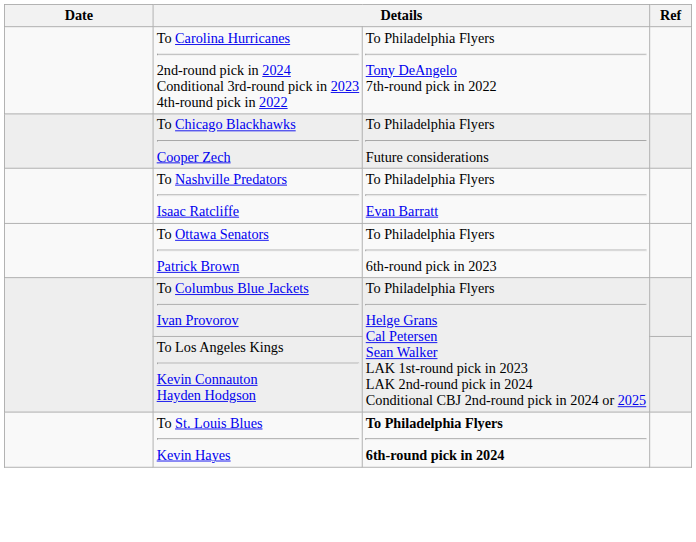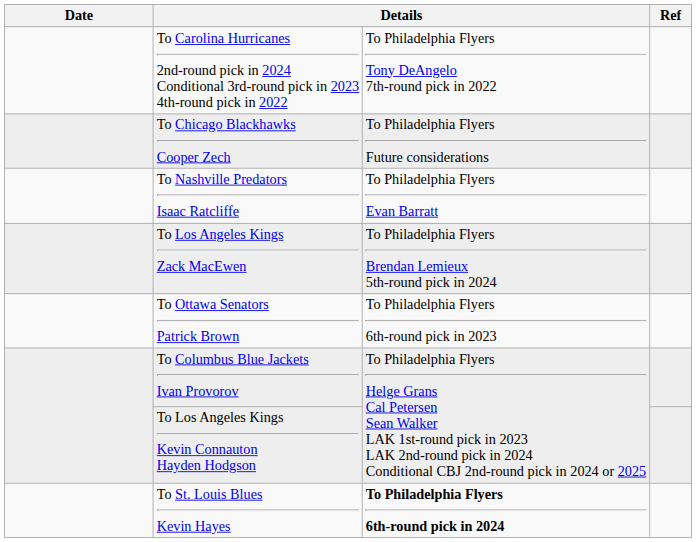+ row: (258, 250)
